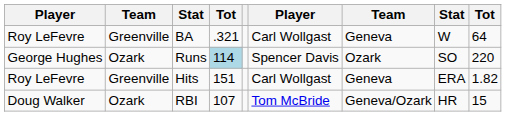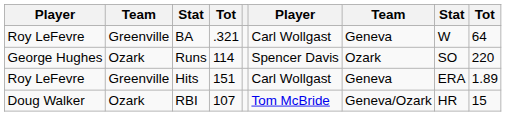(224, 57) lightblue background -> (224, 57) no background
(485, 79) 1.82 -> (485, 79) 1.89
